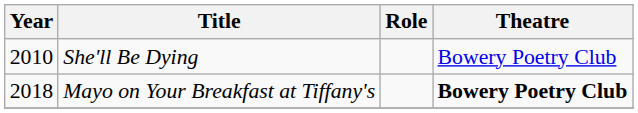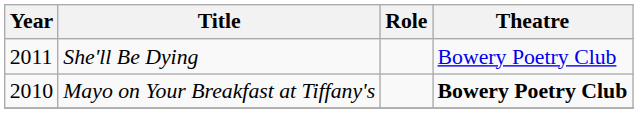(31, 56) 2010 -> (31, 56) 2011
(31, 90) 2018 -> (31, 90) 2010
